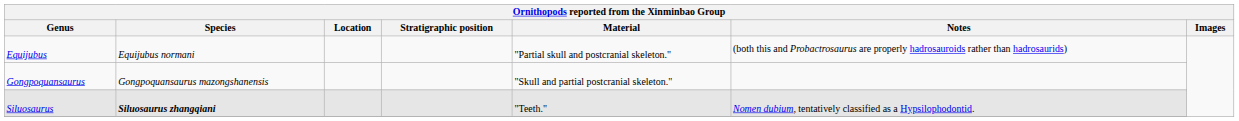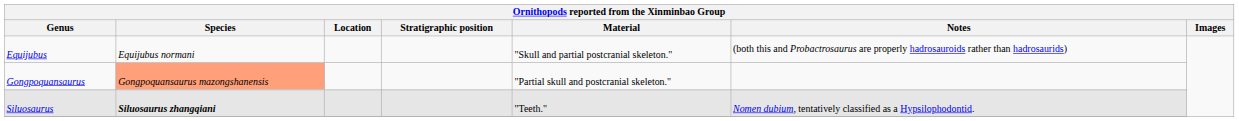(593, 54) "Partial skull and postcranial skeleton." -> (593, 54) "Skull and partial postcranial skeleton."
(193, 81) no background -> (193, 81) lightsalmon background
(593, 81) "Skull and partial postcranial skeleton." -> (593, 81) "Partial skull and postcranial skeleton."
